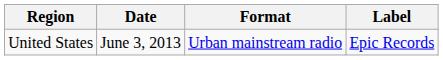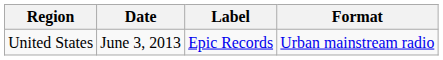columns swapped: (265, 17) <-> (392, 17)
